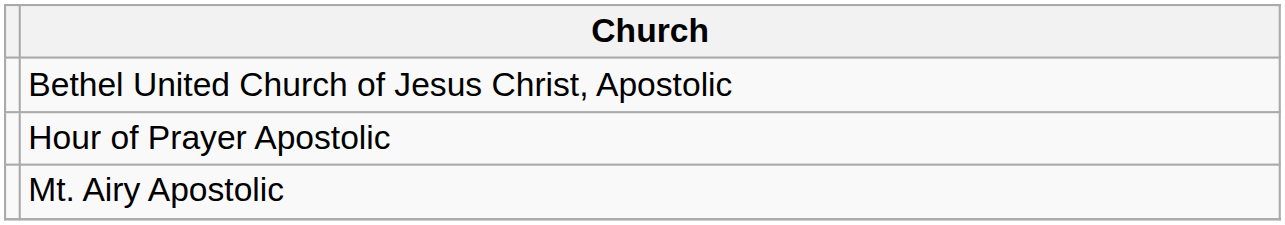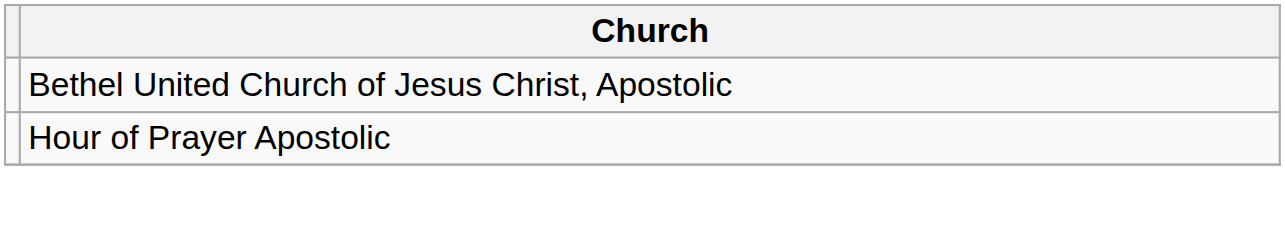- row: (156, 191)
